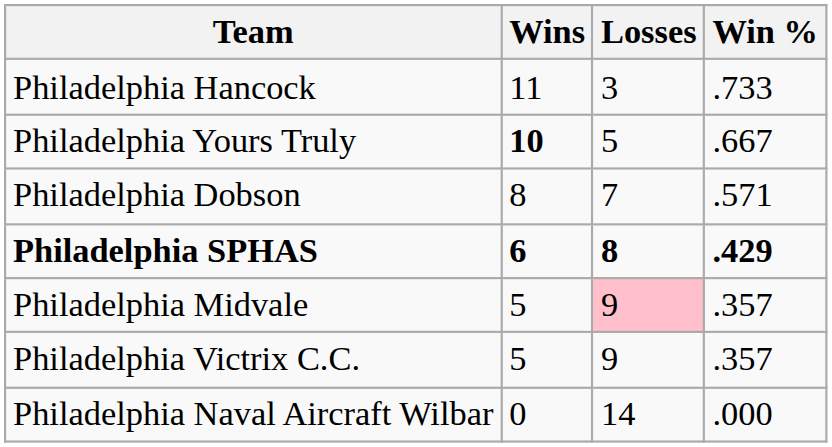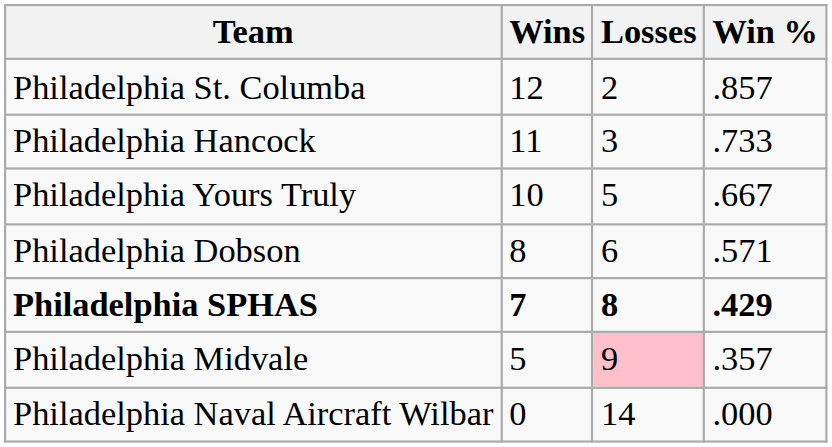+ row: (189, 86)
(526, 140) bold -> (526, 195) normal
(610, 195) 7 -> (610, 250) 6
(518, 250) 6 -> (518, 304) 7
- row: (187, 359)
